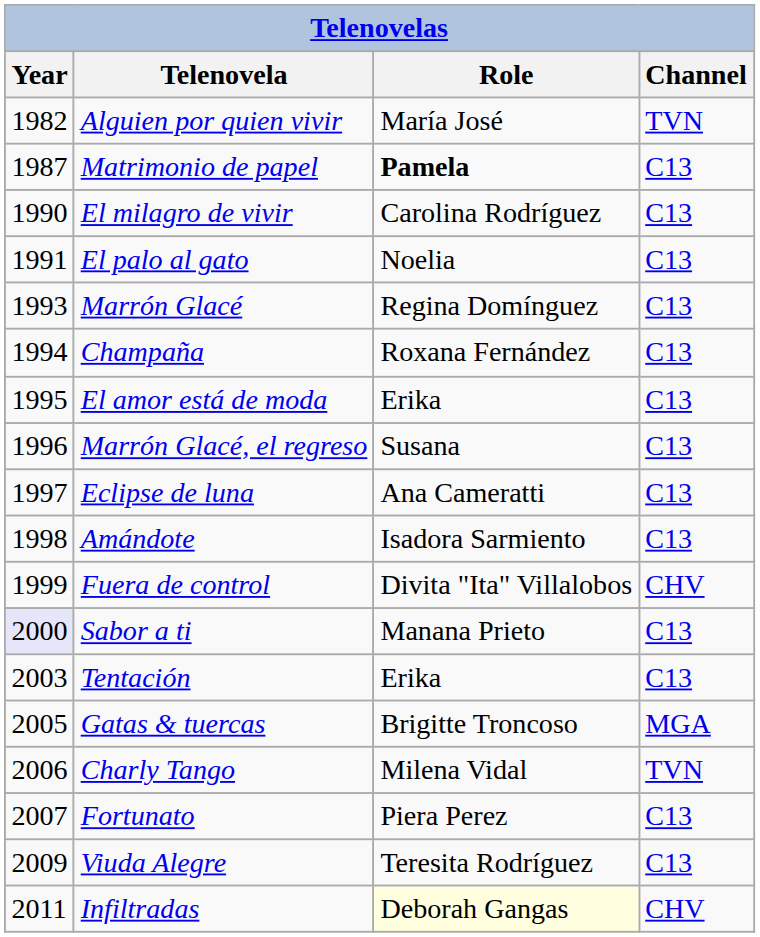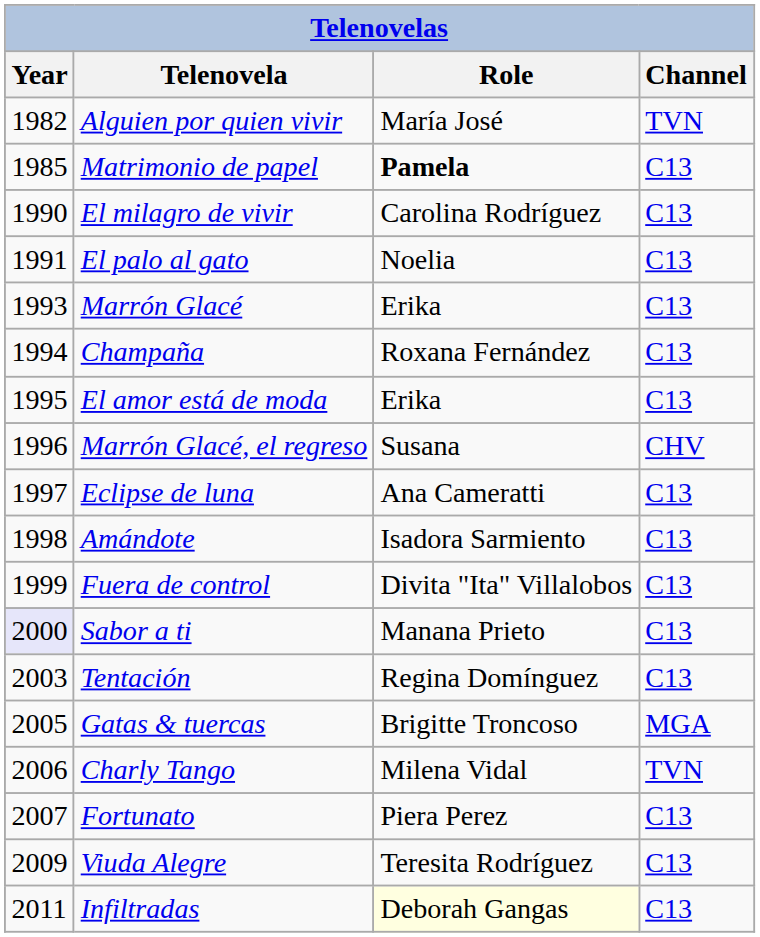(40, 166) 1987 -> (40, 166) 1985
(489, 306) Regina Domínguez -> (411, 306) Erika
(669, 445) C13 -> (675, 445) CHV
(675, 584) CHV -> (669, 584) C13
(411, 676) Erika -> (489, 676) Regina Domínguez
(675, 908) CHV -> (669, 908) C13
